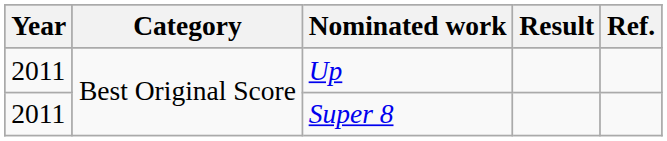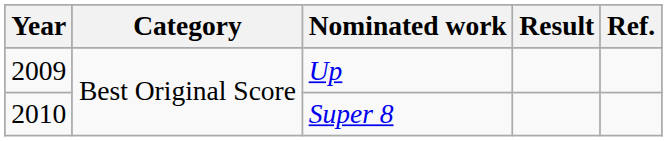(38, 69) 2011 -> (39, 69) 2009
(38, 113) 2011 -> (39, 113) 2010
